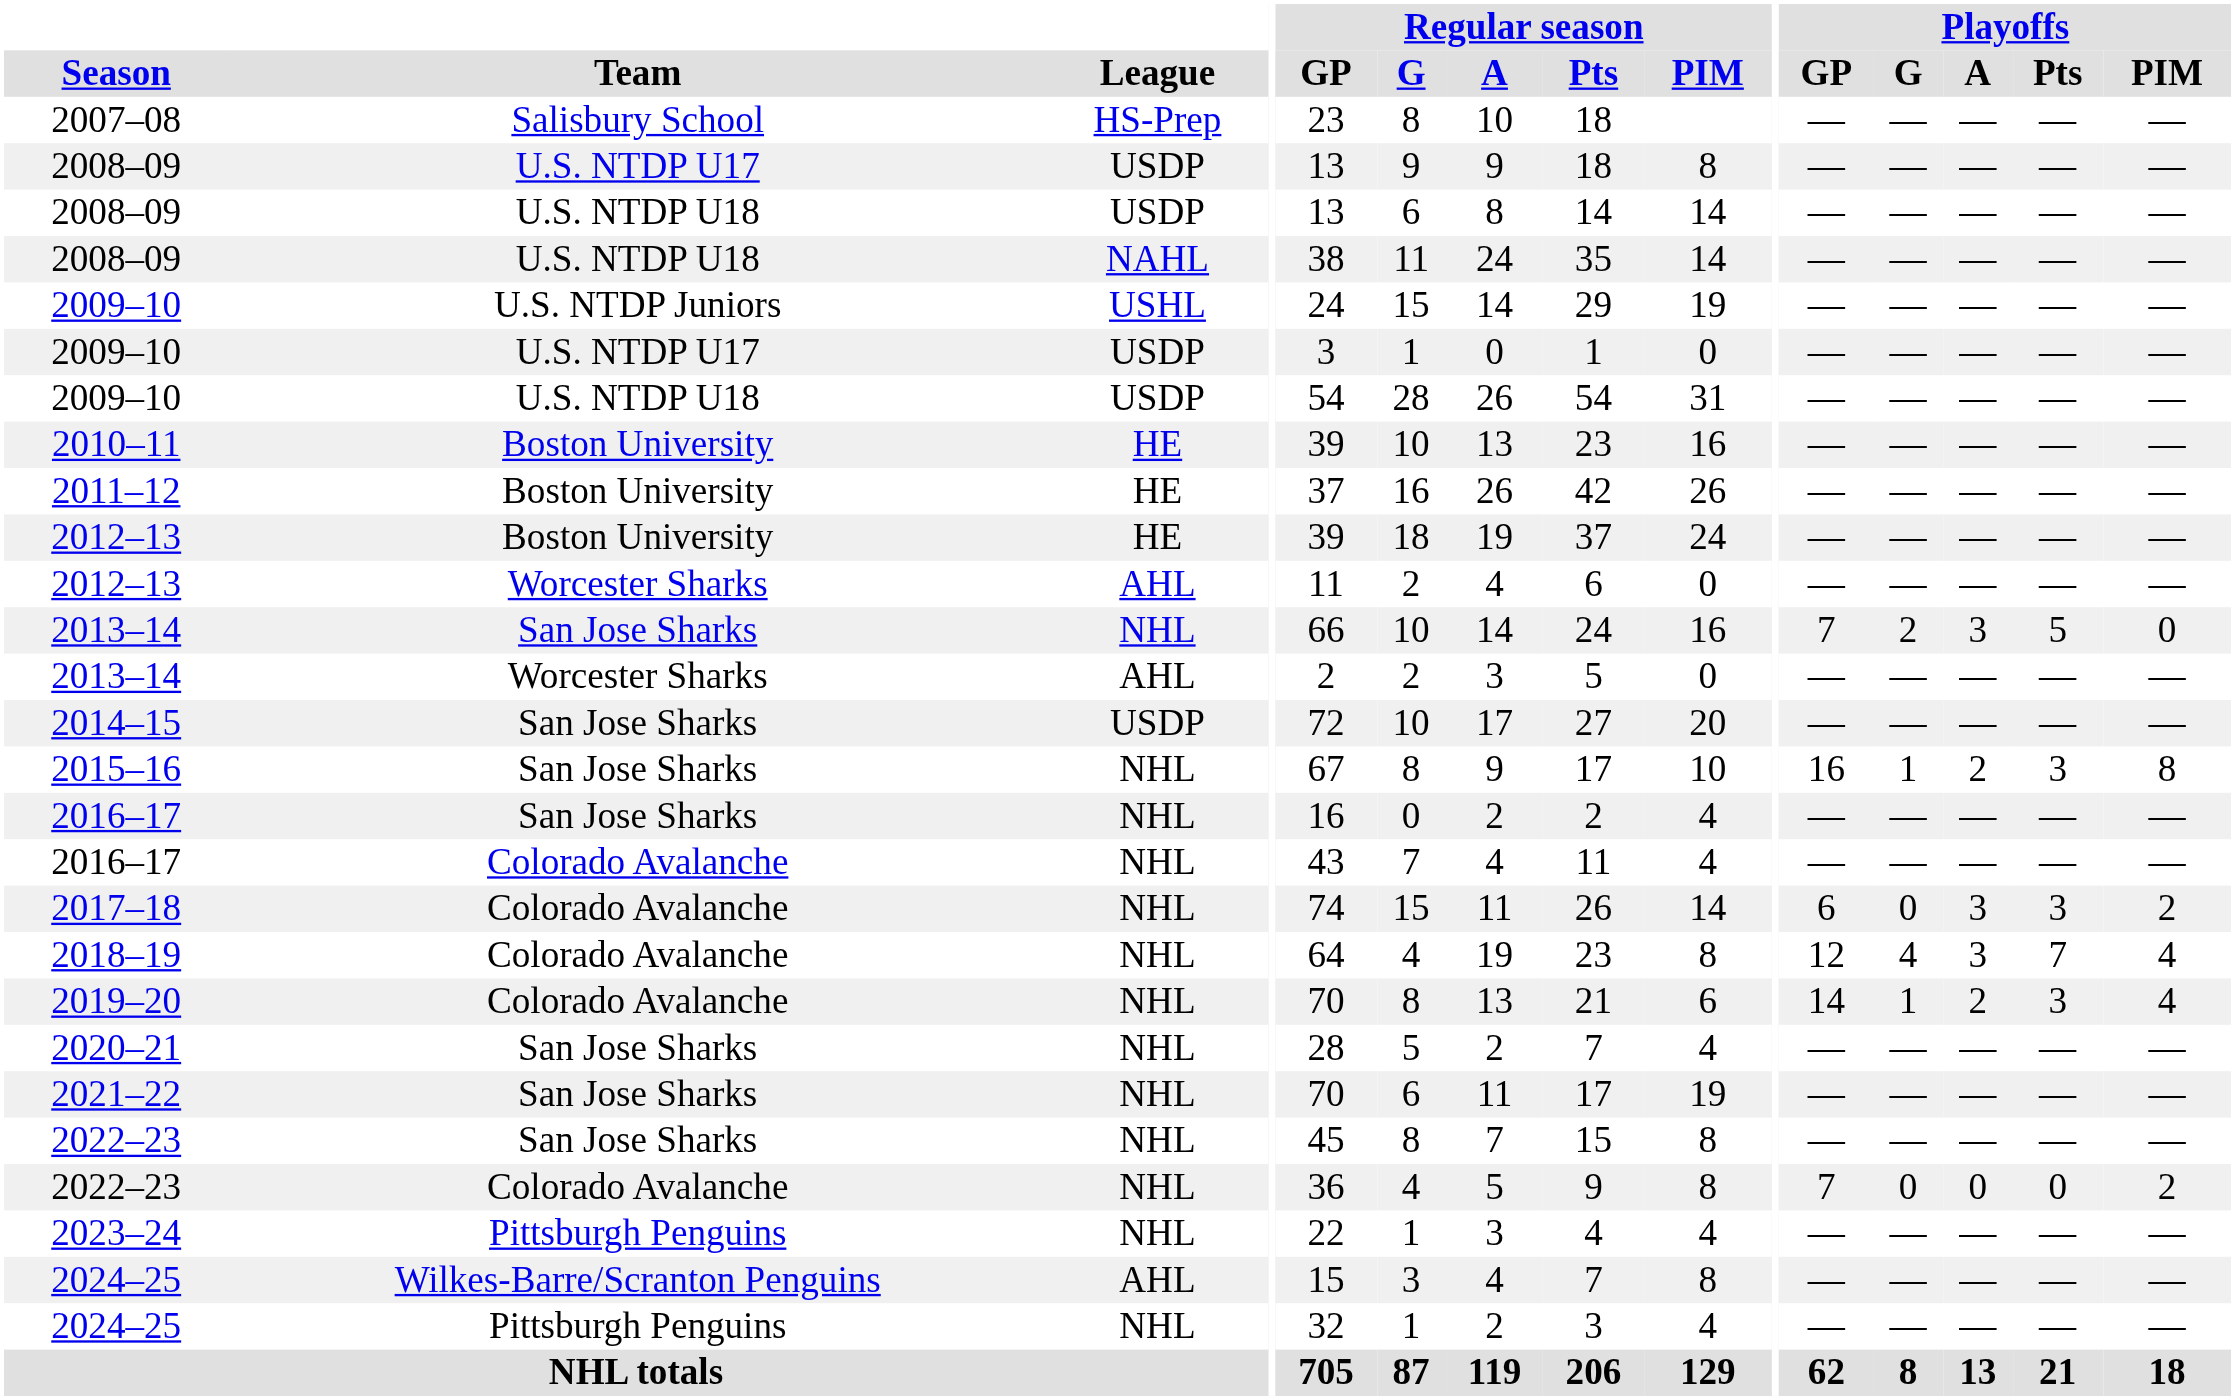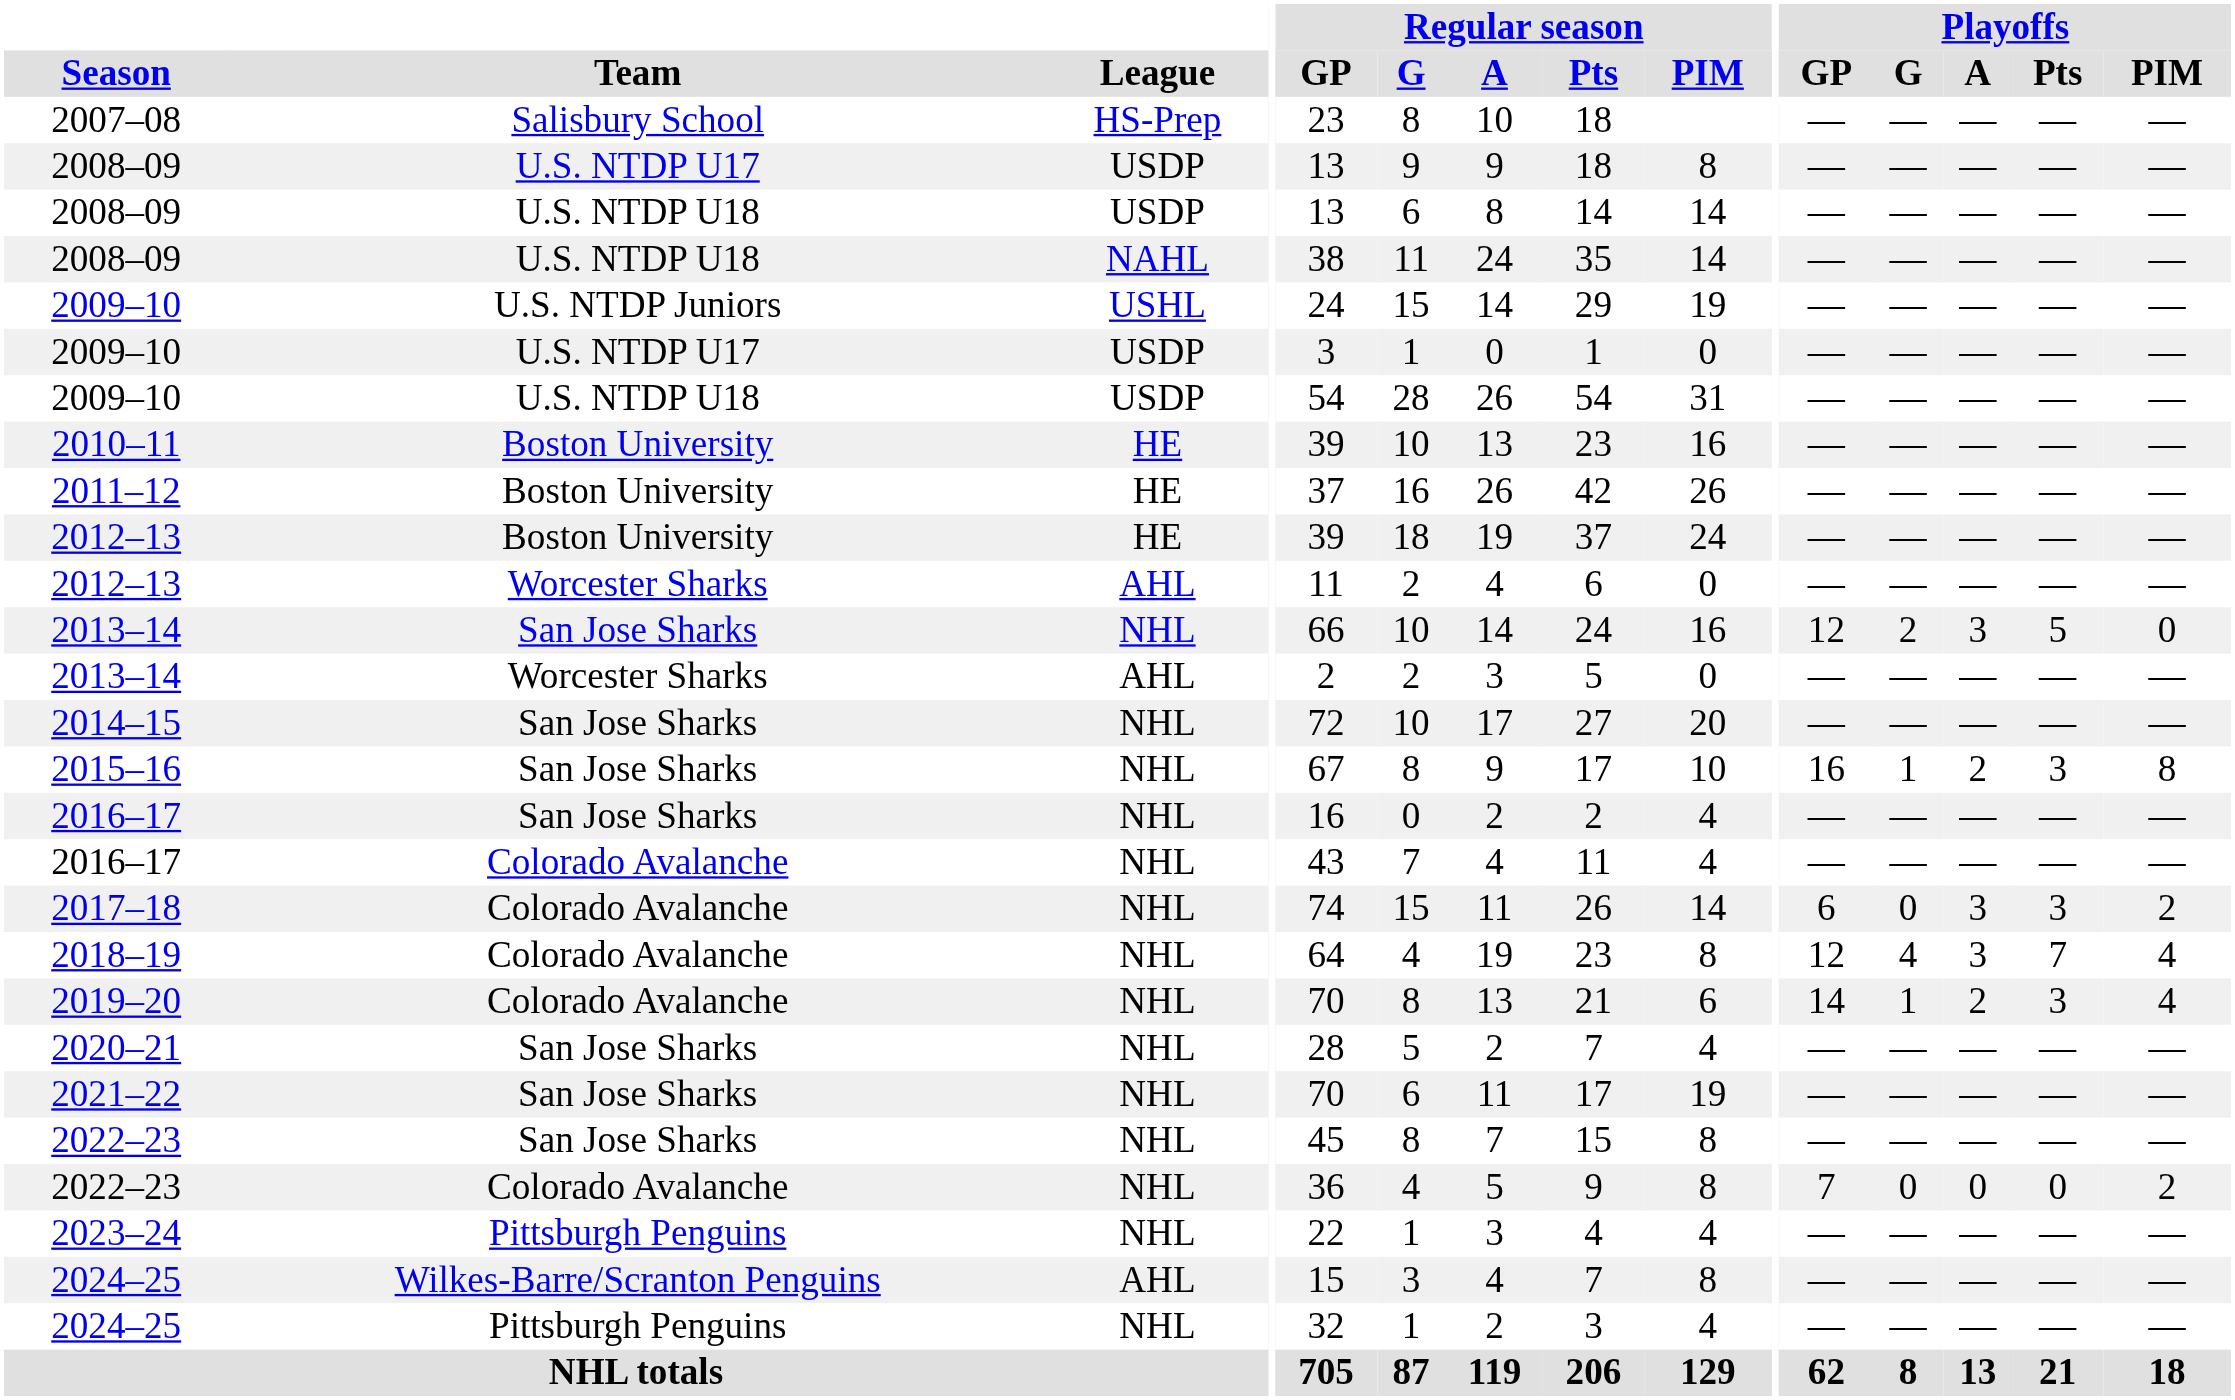(1826, 629) 7 -> (1826, 629) 12
(1157, 722) USDP -> (1157, 722) NHL
